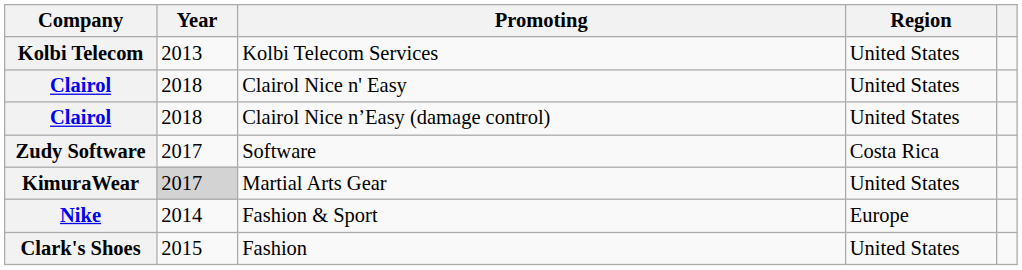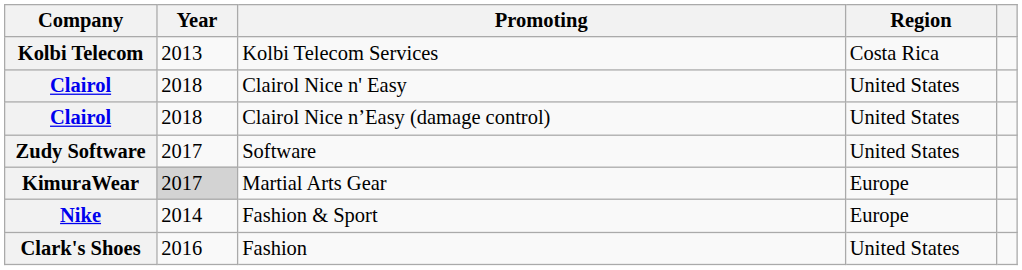(905, 53) United States -> (894, 53) Costa Rica
(894, 150) Costa Rica -> (905, 150) United States
(905, 183) United States -> (879, 183) Europe
(182, 248) 2015 -> (182, 248) 2016
